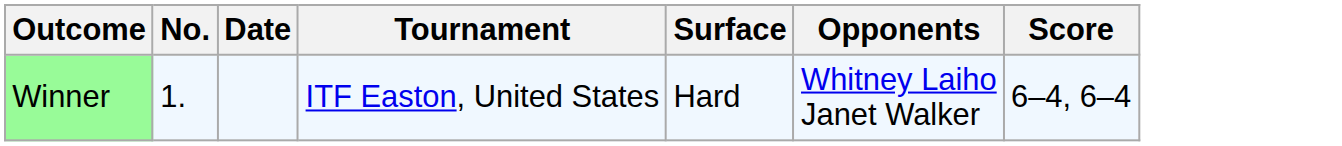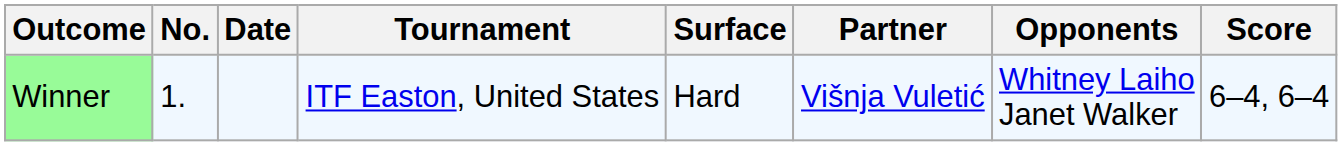+ column: (893, 29)
